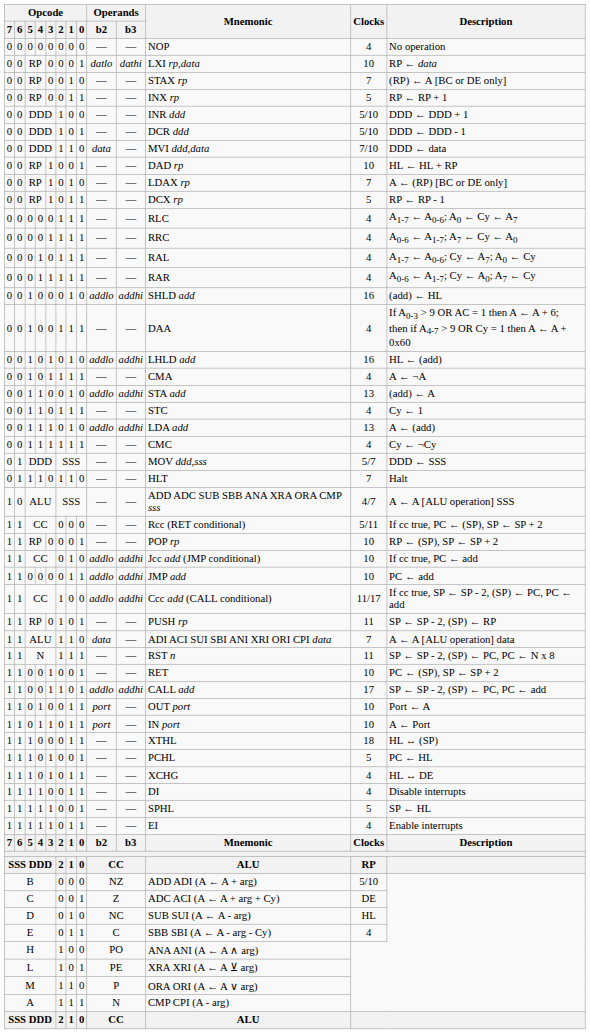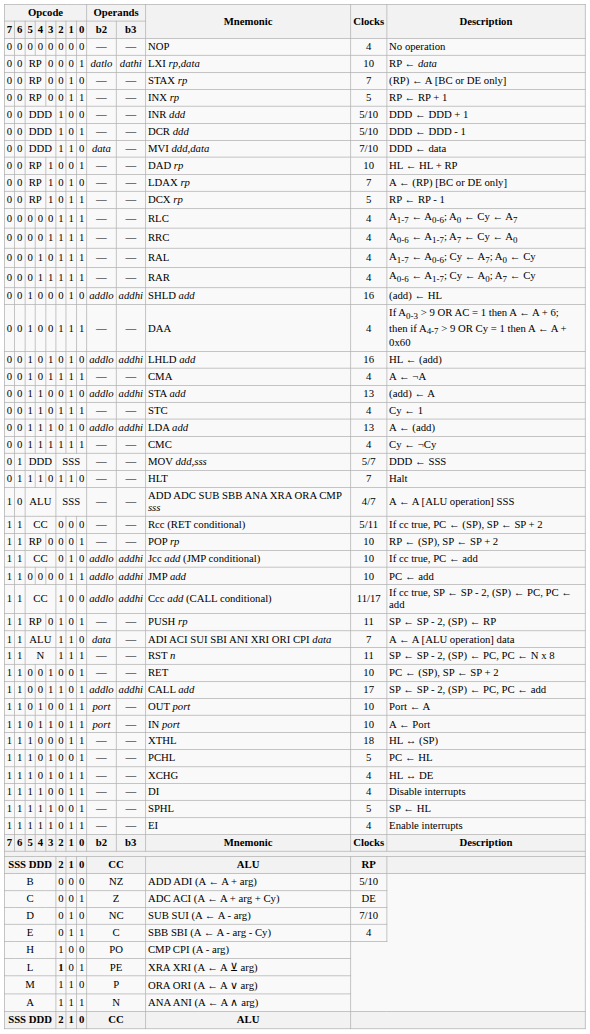(369, 916) HL -> (369, 916) 7/10
(203, 950) ANA ANI (A ← A ∧ arg) -> (188, 950) CMP CPI (A - arg)
(61, 968) normal -> (61, 967) bold
(188, 1003) CMP CPI (A - arg) -> (203, 1003) ANA ANI (A ← A ∧ arg)
